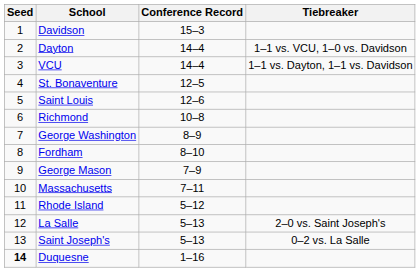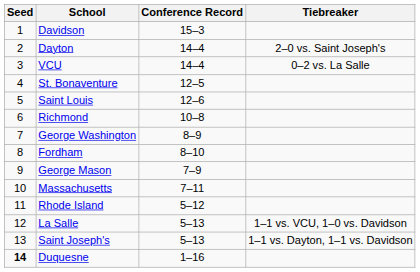(330, 48) 1–1 vs. VCU, 1–0 vs. Davidson -> (330, 48) 2–0 vs. Saint Joseph's
(330, 65) 1–1 vs. Dayton, 1–1 vs. Davidson -> (330, 65) 0–2 vs. La Salle
(330, 223) 2–0 vs. Saint Joseph's -> (330, 223) 1–1 vs. VCU, 1–0 vs. Davidson
(330, 240) 0–2 vs. La Salle -> (330, 240) 1–1 vs. Dayton, 1–1 vs. Davidson
